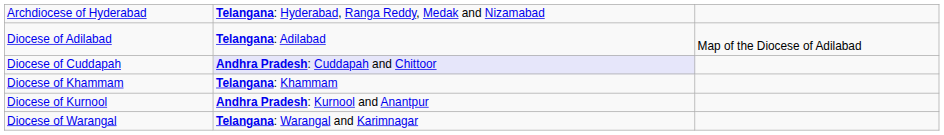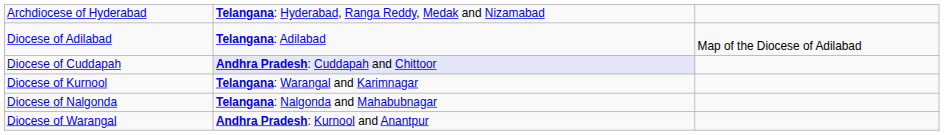- row: (65, 83)
(322, 102) Andhra Pradesh: Kurnool and Anantpur -> (317, 83) Telangana: Warangal and Karimnagar
+ row: (62, 102)
(317, 121) Telangana: Warangal and Karimnagar -> (322, 121) Andhra Pradesh: Kurnool and Anantpur
